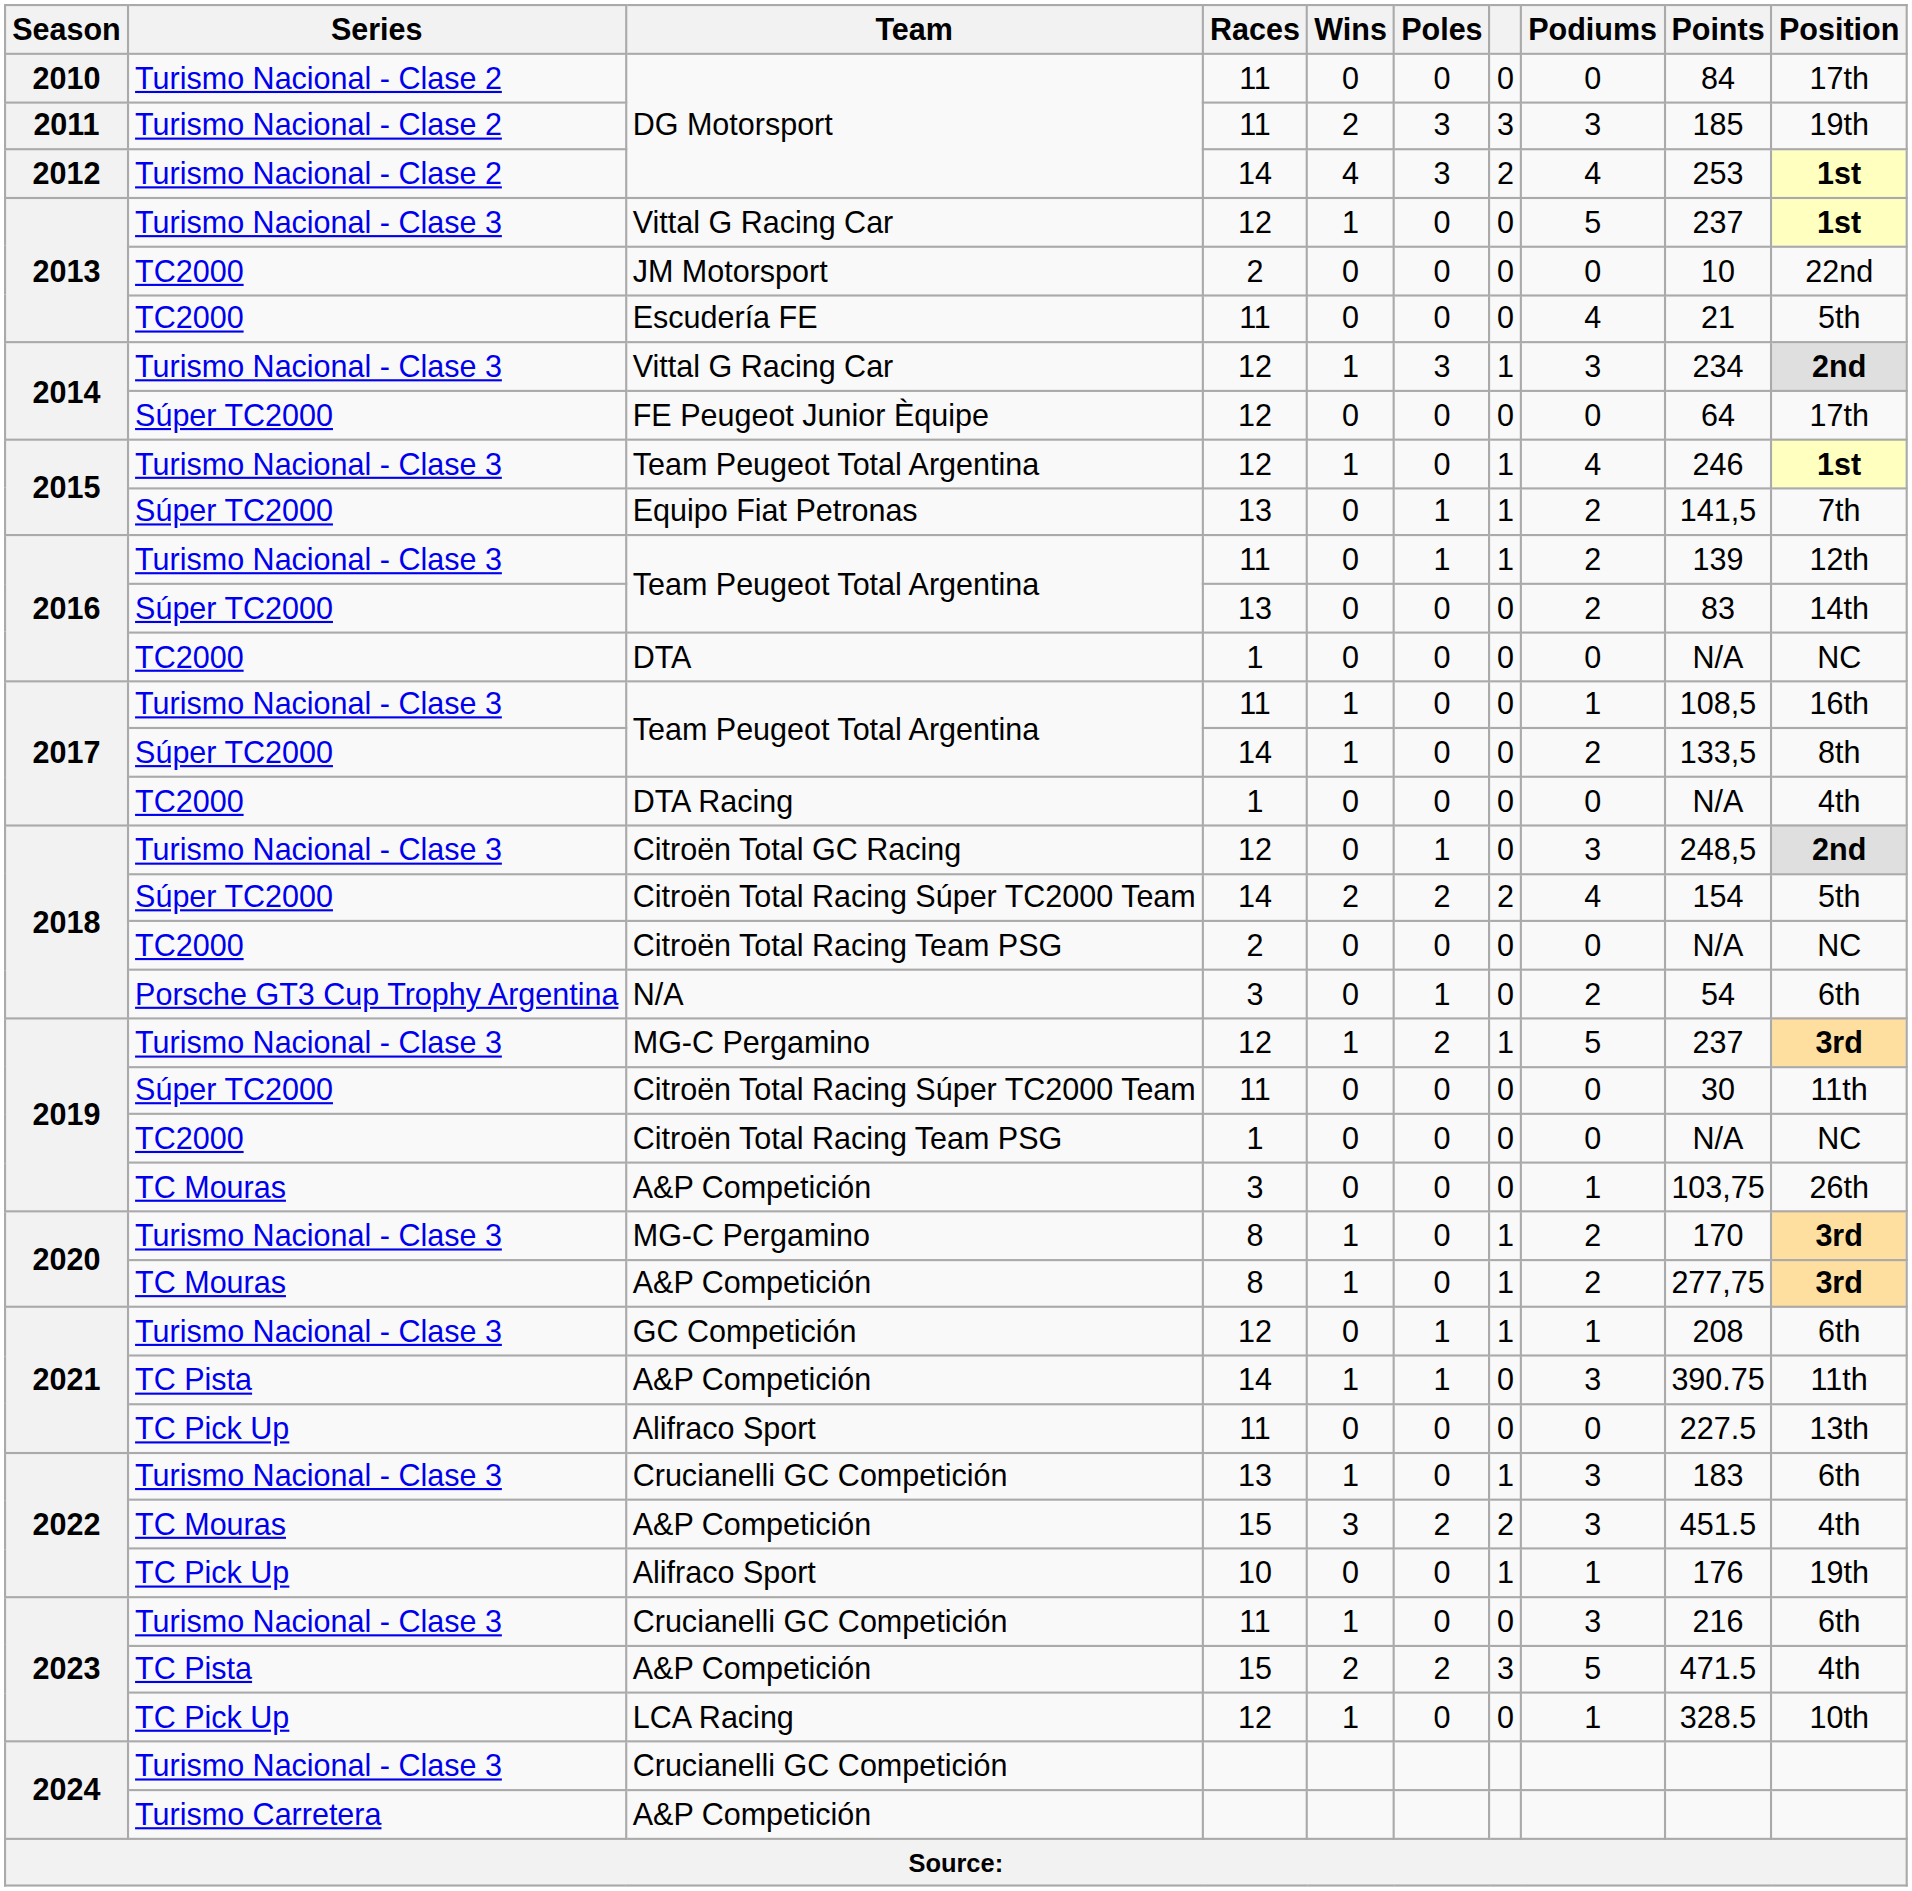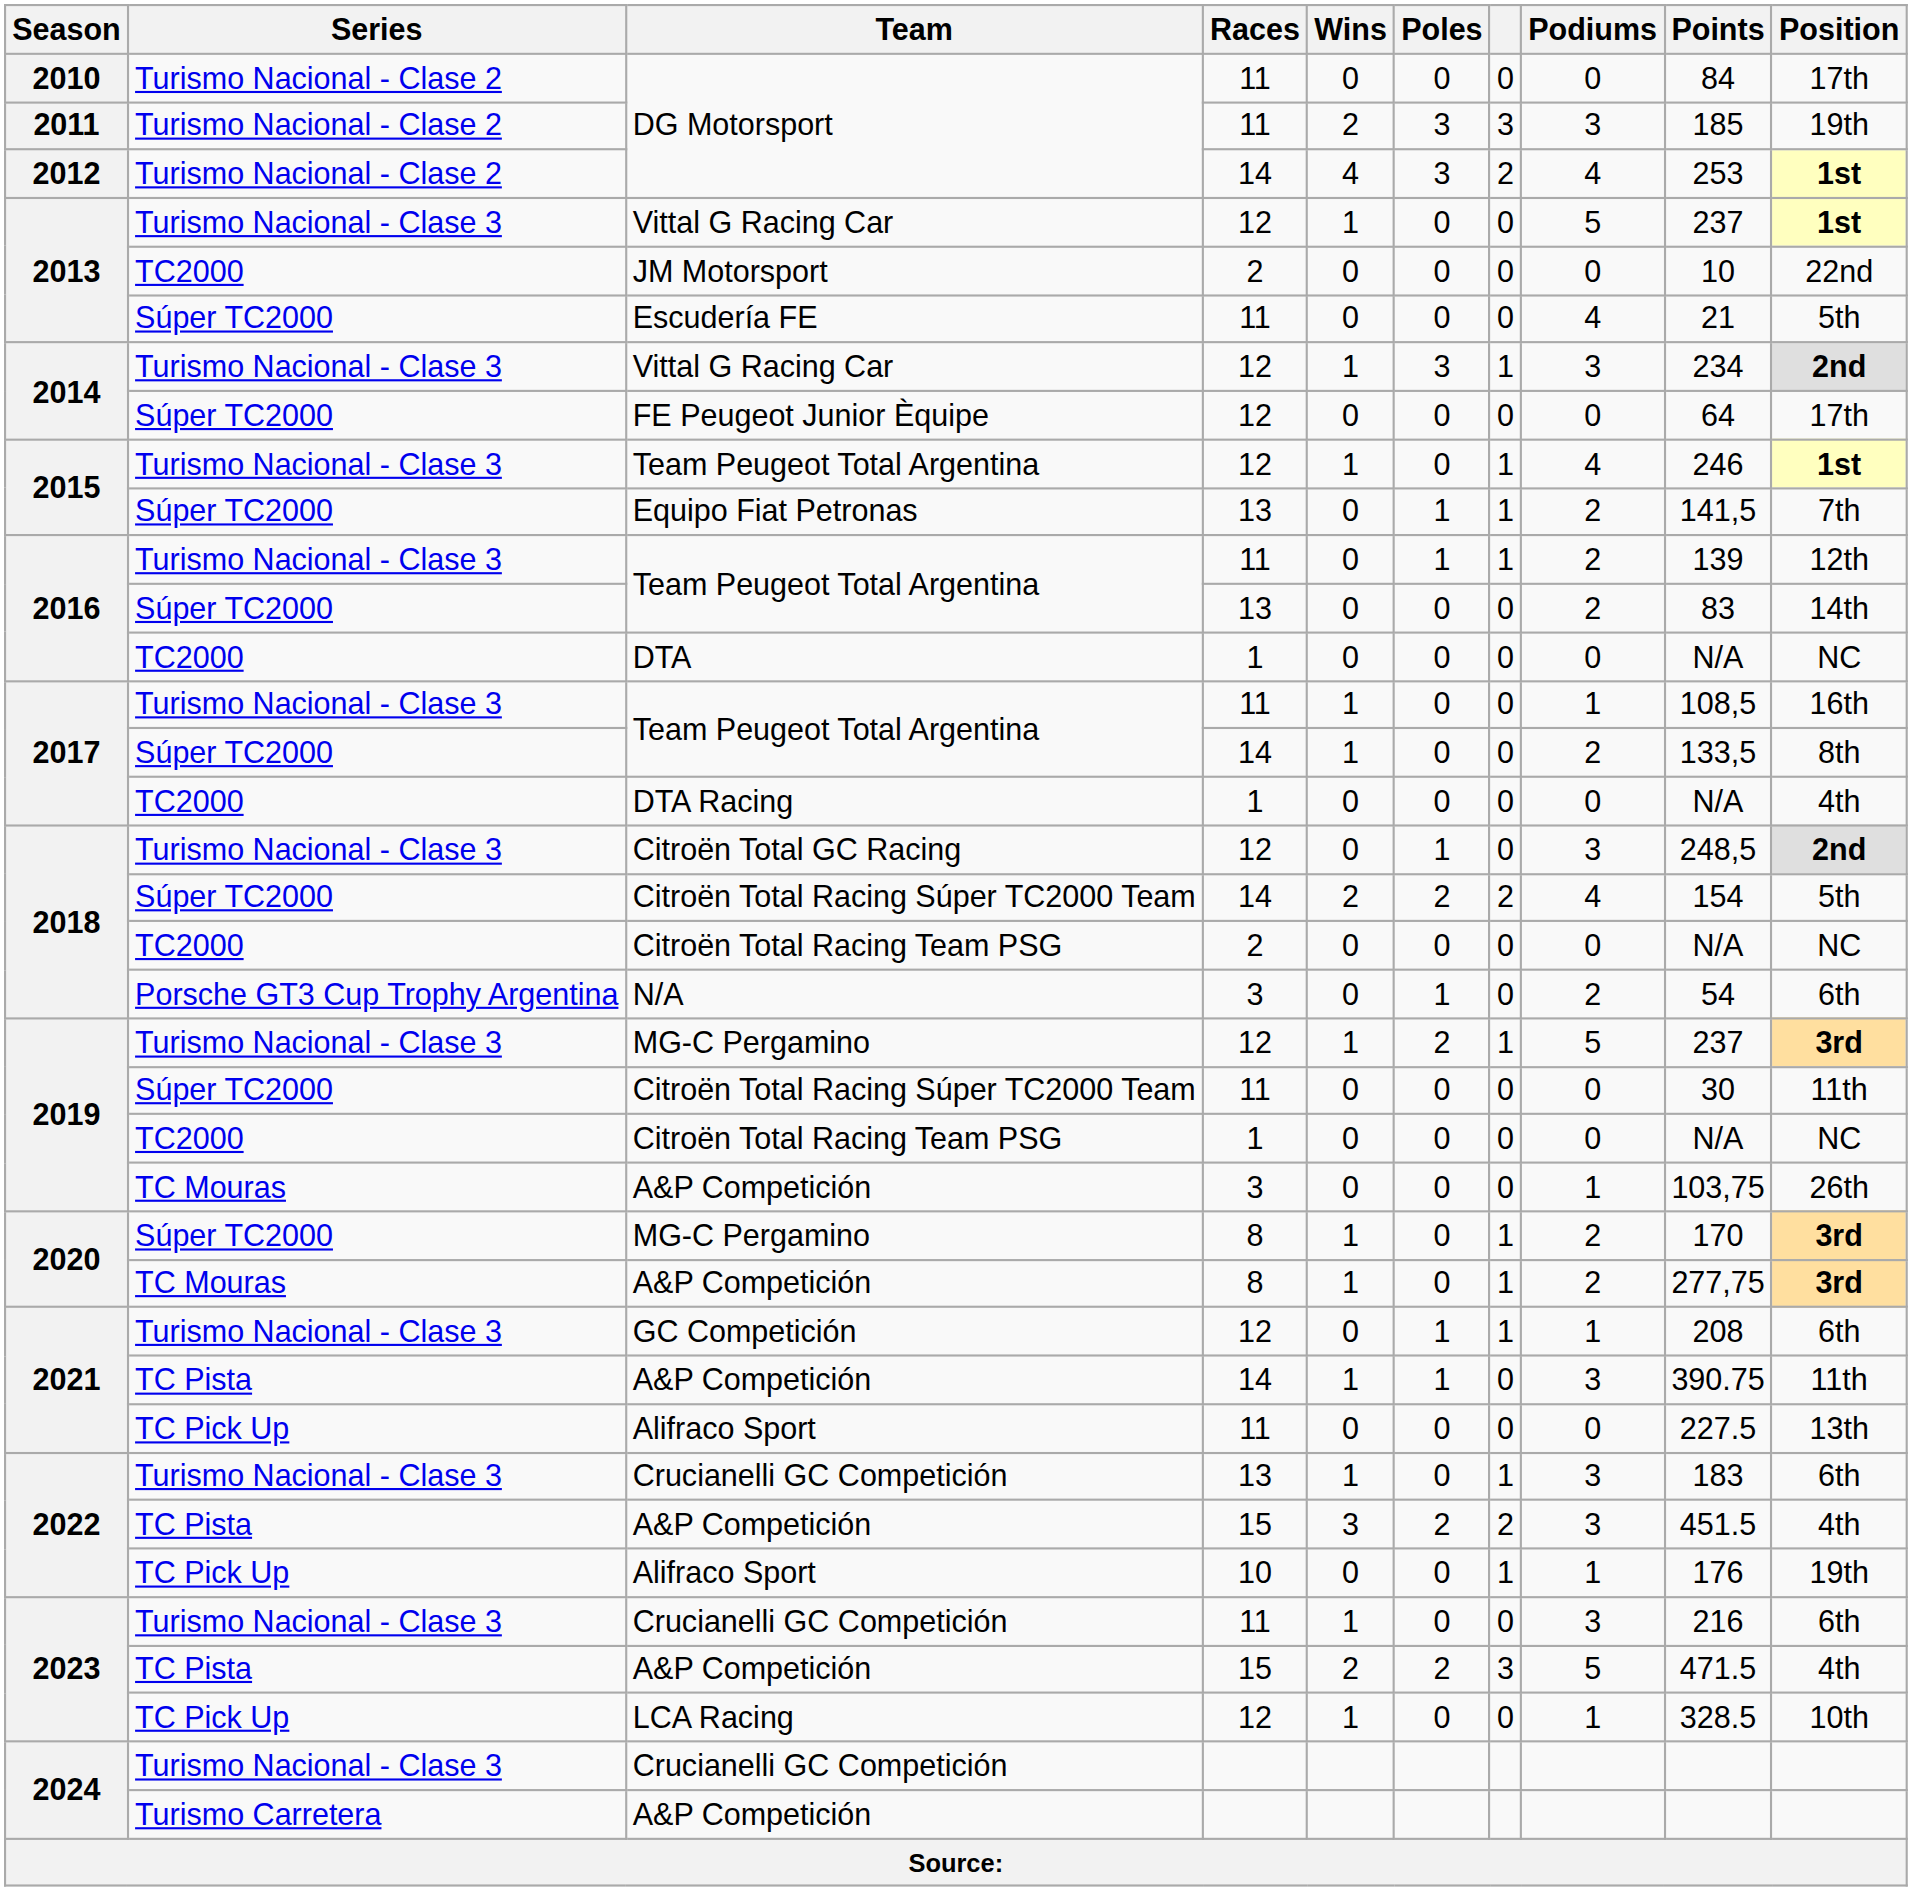(189, 319) TC2000 -> (234, 319) Súper TC2000
(318, 1235) Turismo Nacional - Clase 3 -> (234, 1235) Súper TC2000
(211, 1525) TC Mouras -> (194, 1525) TC Pista
